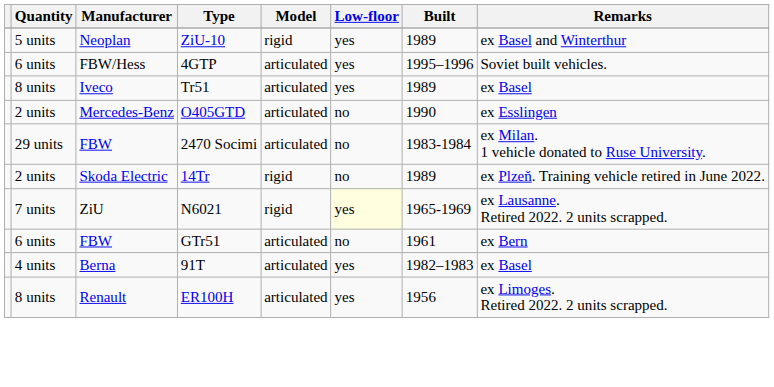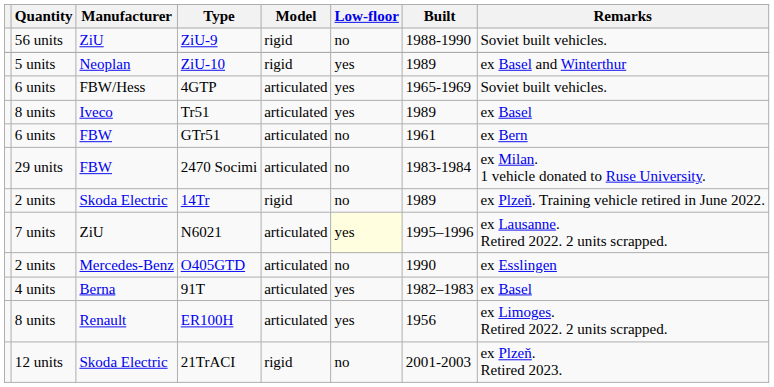+ row: (199, 40)
(440, 64) 1995–1996 -> (438, 87) 1965-1969
rows swapped: (201, 241) <-> (213, 111)
(278, 208) rigid -> (296, 232) articulated
(438, 208) 1965-1969 -> (440, 232) 1995–1996
+ row: (208, 361)
